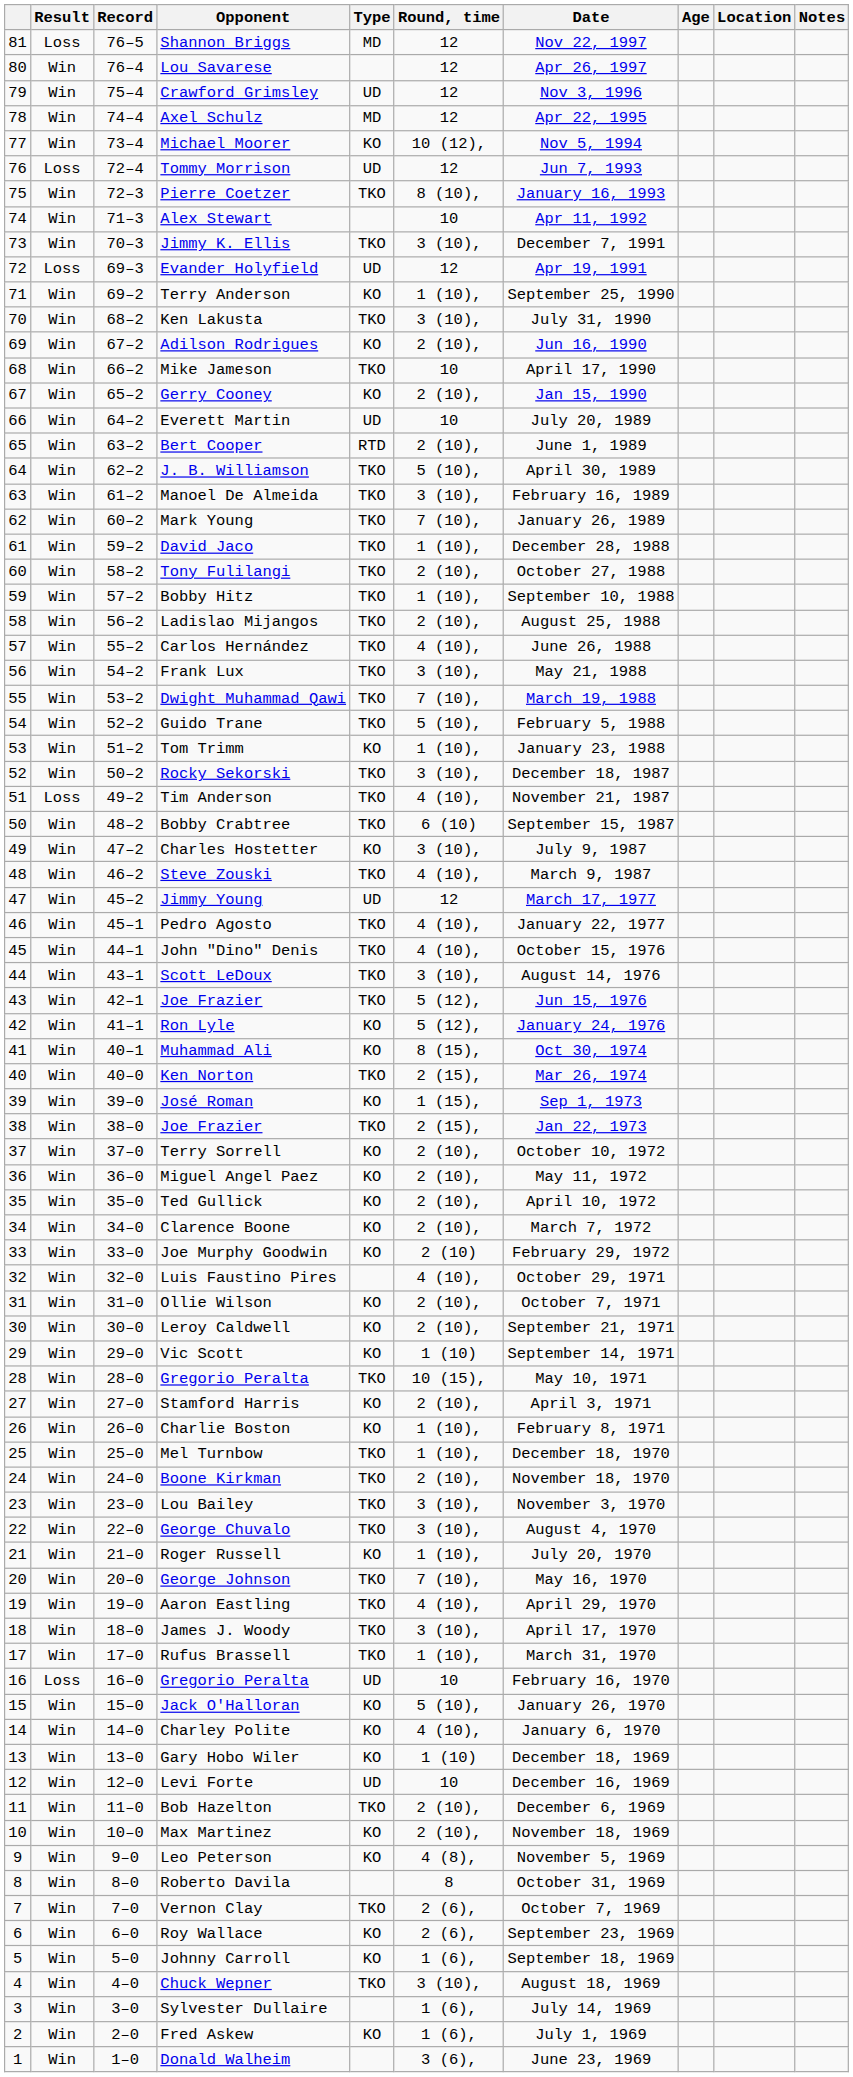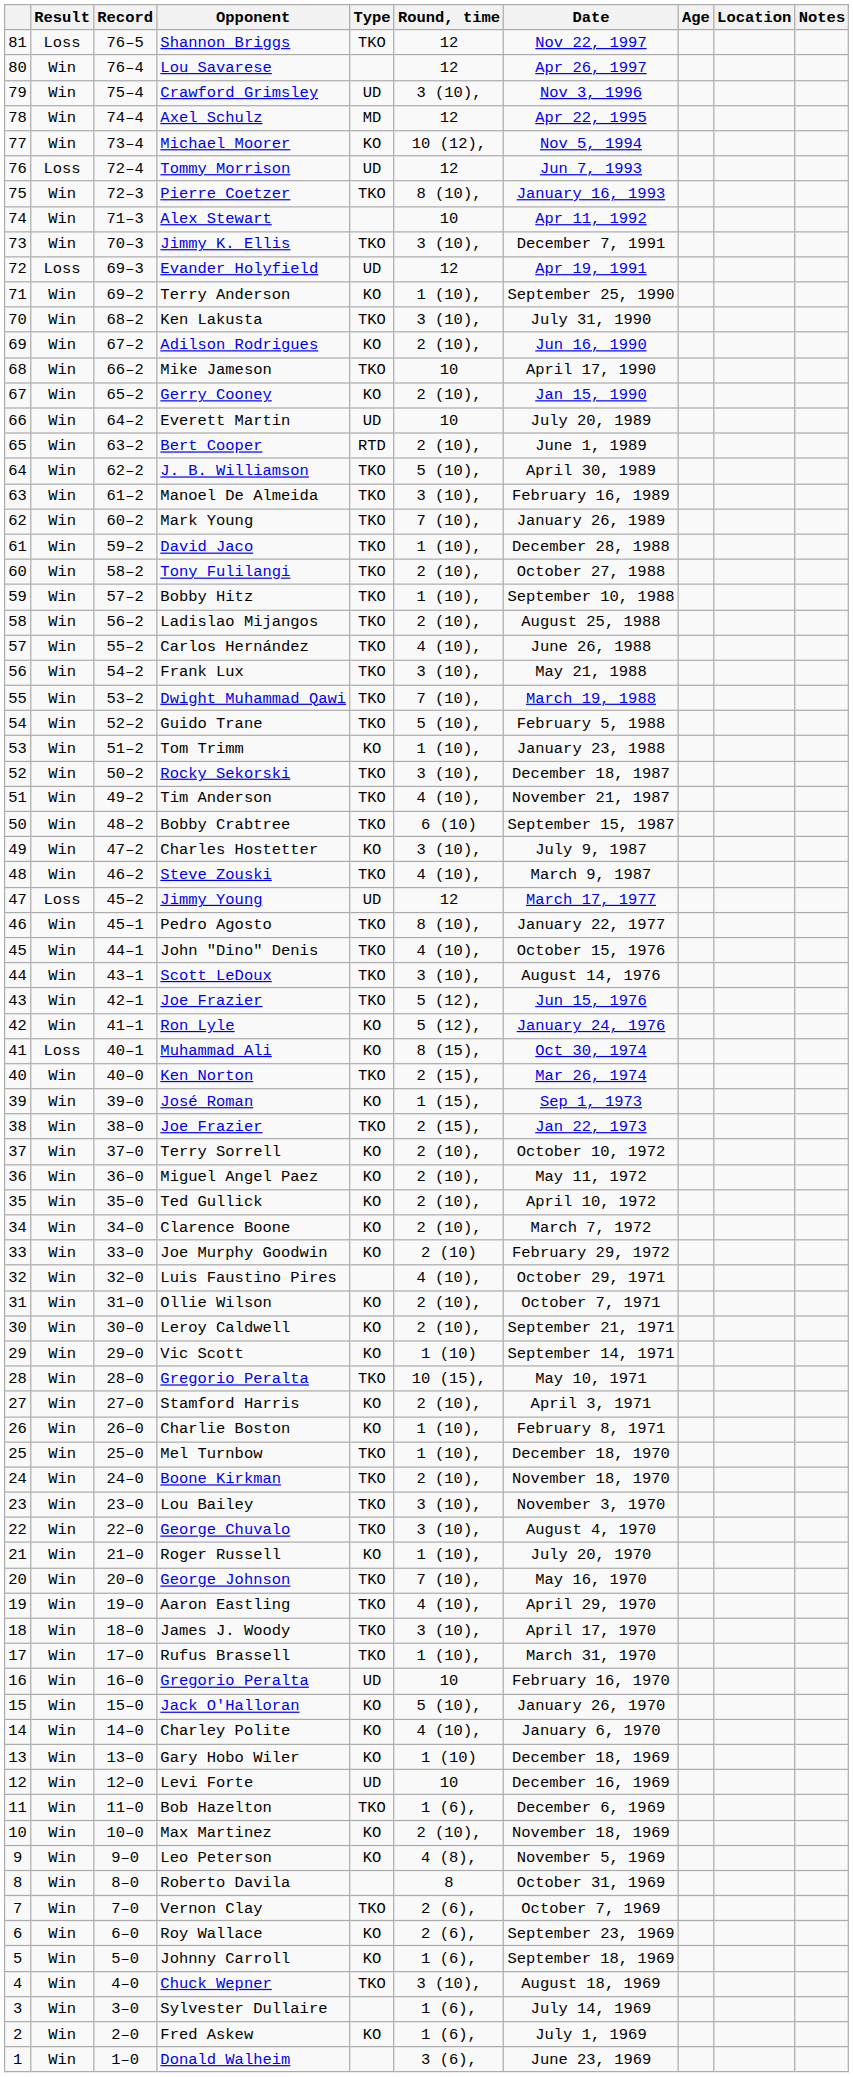(372, 42) MD -> (372, 42) TKO
(449, 93) 12 -> (449, 93) 3 (10),
(62, 799) Loss -> (62, 799) Win
(62, 900) Win -> (62, 900) Loss
(449, 925) 4 (10), -> (449, 925) 8 (10),
(62, 1051) Win -> (62, 1051) Loss
(62, 1681) Loss -> (62, 1681) Win
(449, 1807) 2 (10), -> (449, 1807) 1 (6),
